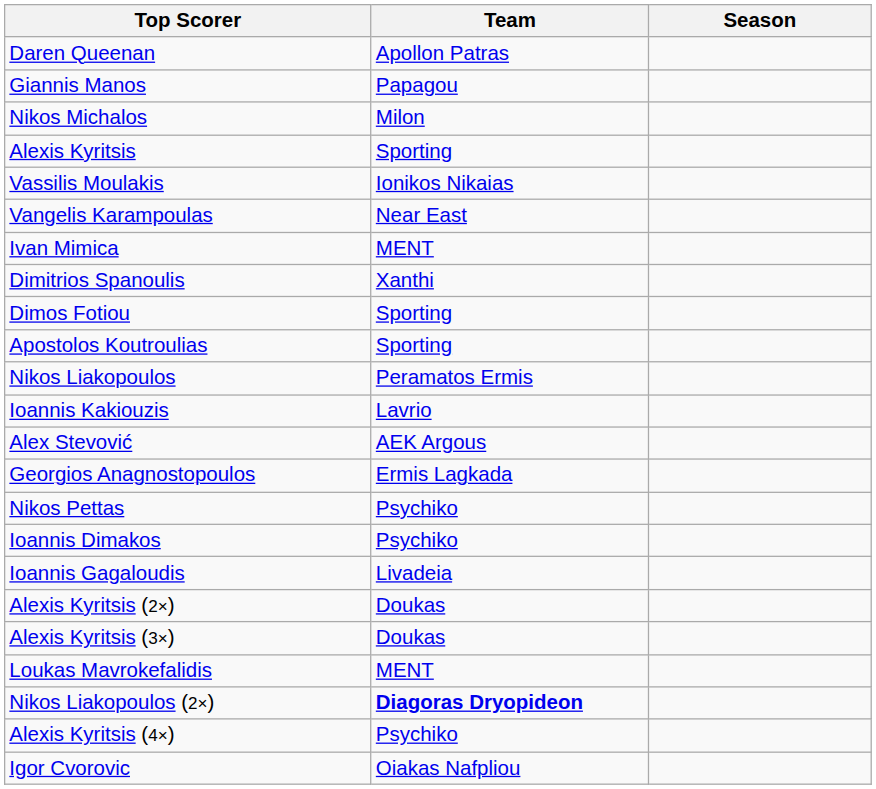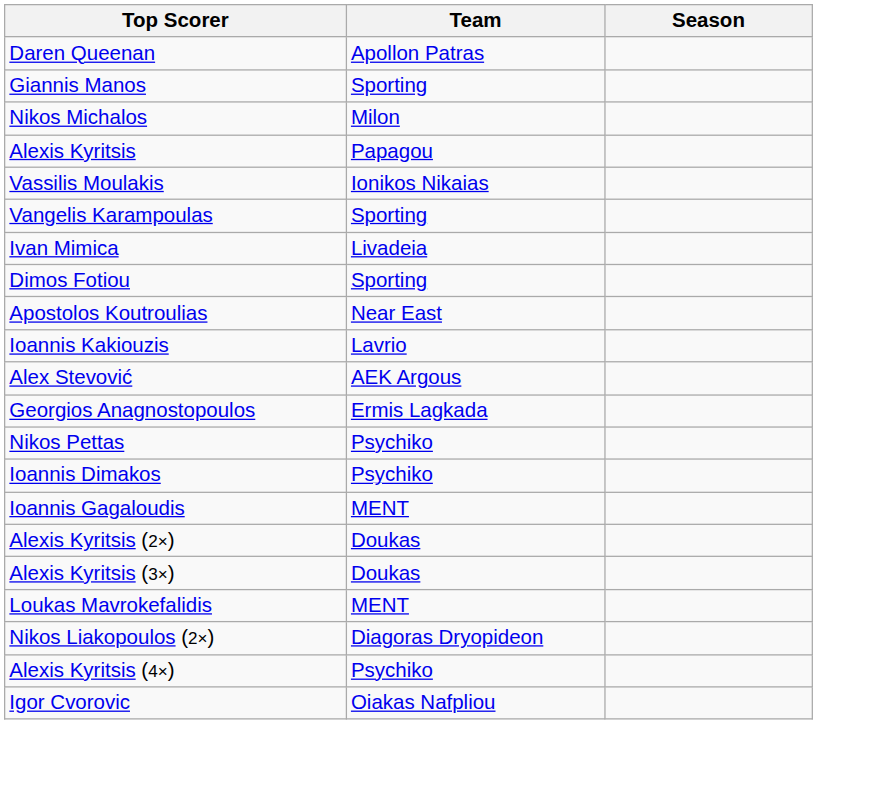(417, 85) Papagou -> (389, 85) Sporting
(414, 150) Sporting -> (392, 150) Papagou
(421, 215) Near East -> (389, 215) Sporting
(405, 248) MENT -> (389, 248) Livadeia
- row: (97, 280)
(414, 345) Sporting -> (396, 313) Near East
- row: (92, 378)
(414, 572) Livadeia -> (380, 507) MENT
(479, 702) bold -> (447, 637) normal
